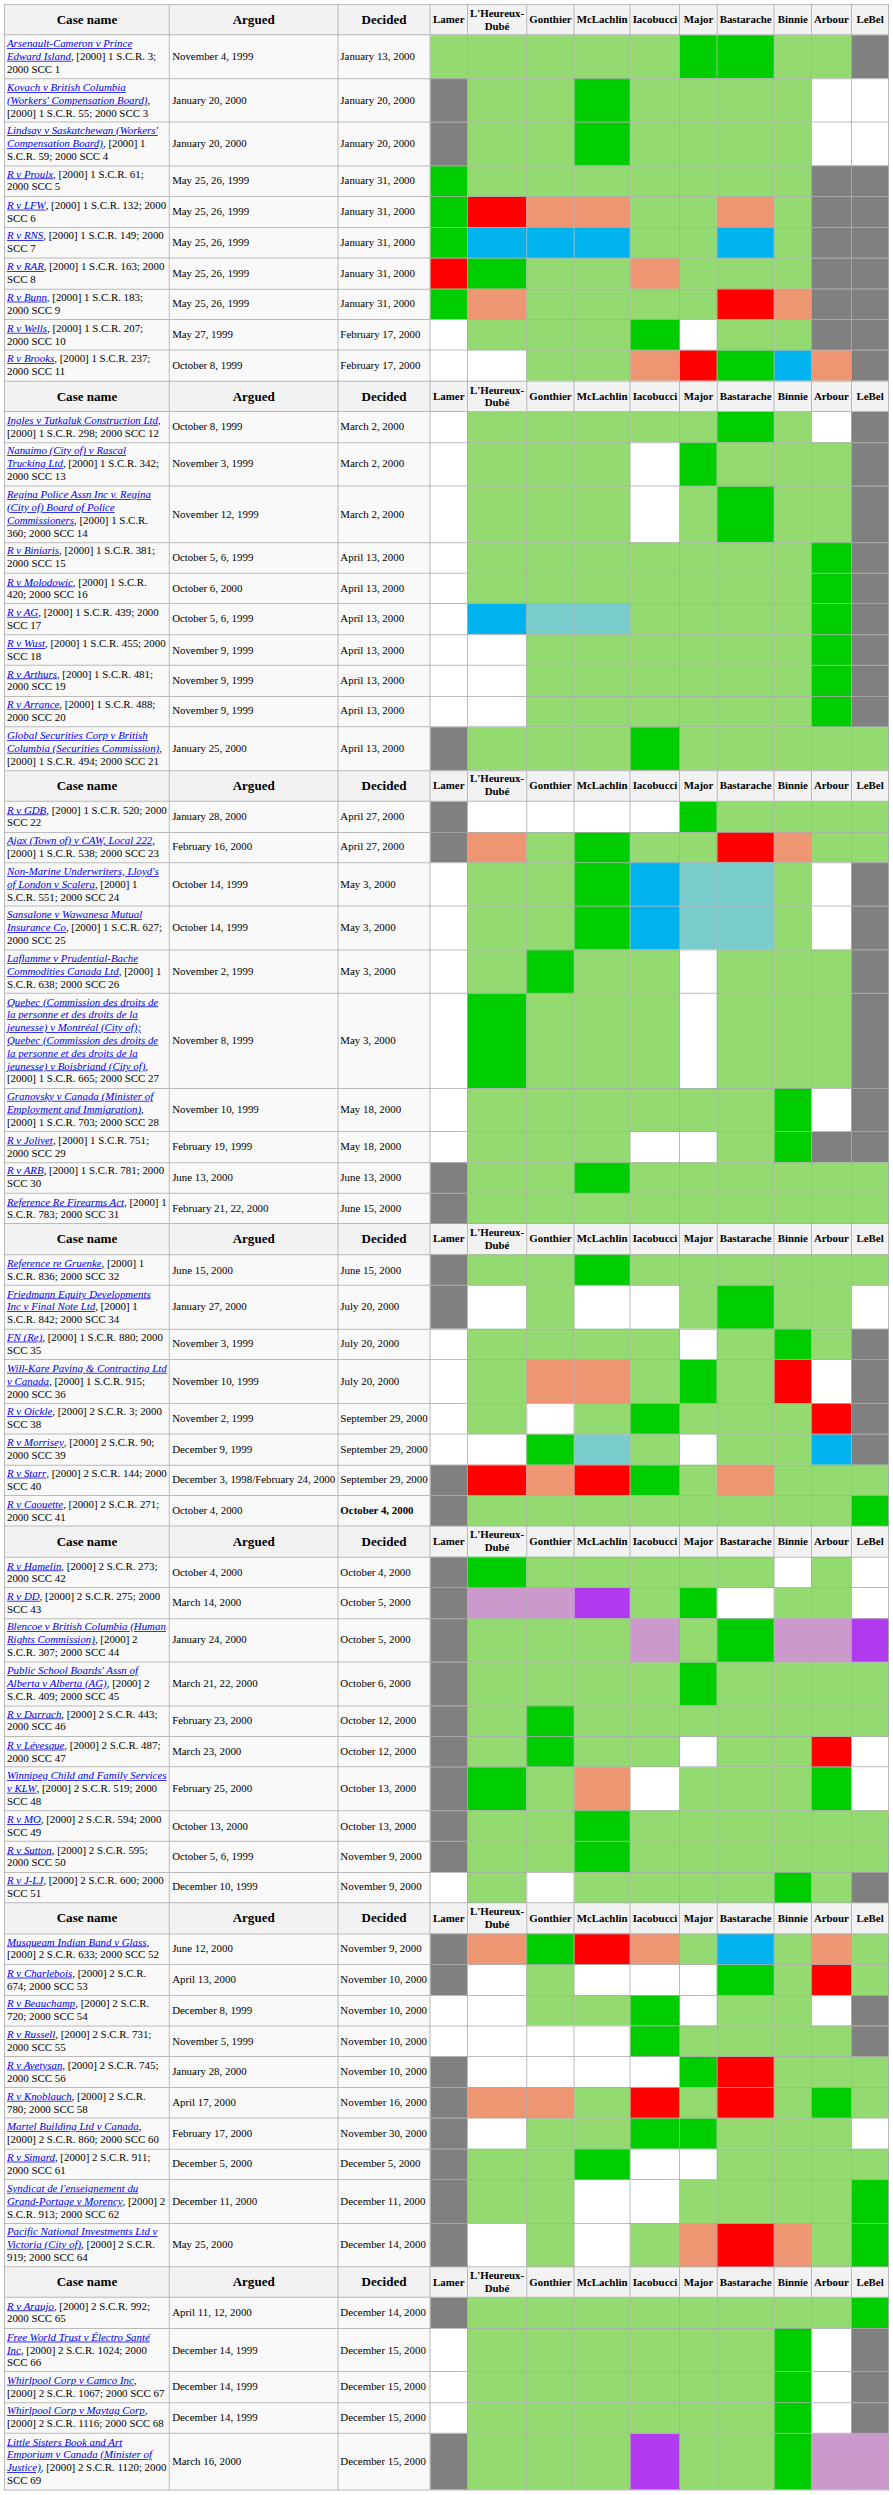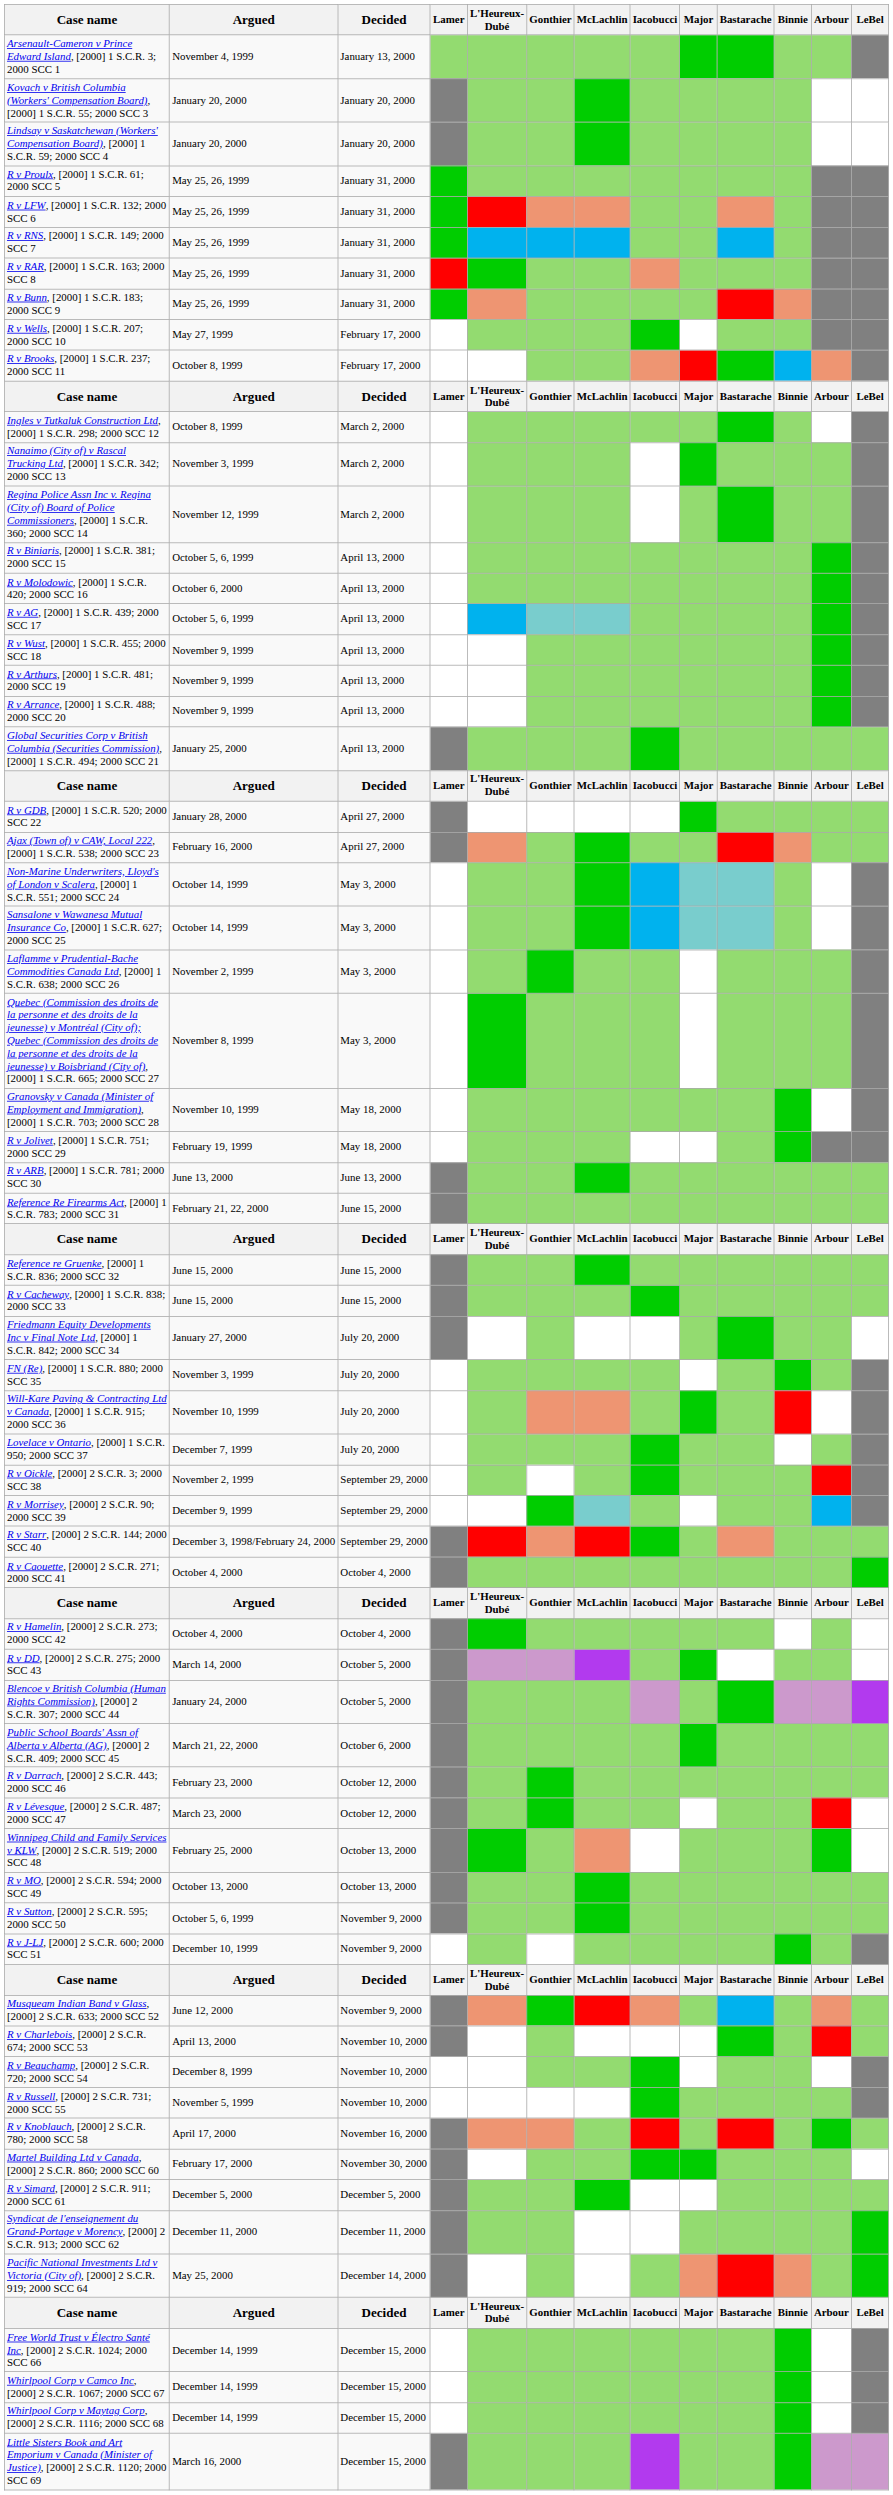+ row: (86, 1300)
+ row: (86, 1449)
(377, 1510) bold -> (376, 1572) normal
- row: (83, 2071)
- row: (78, 2312)
